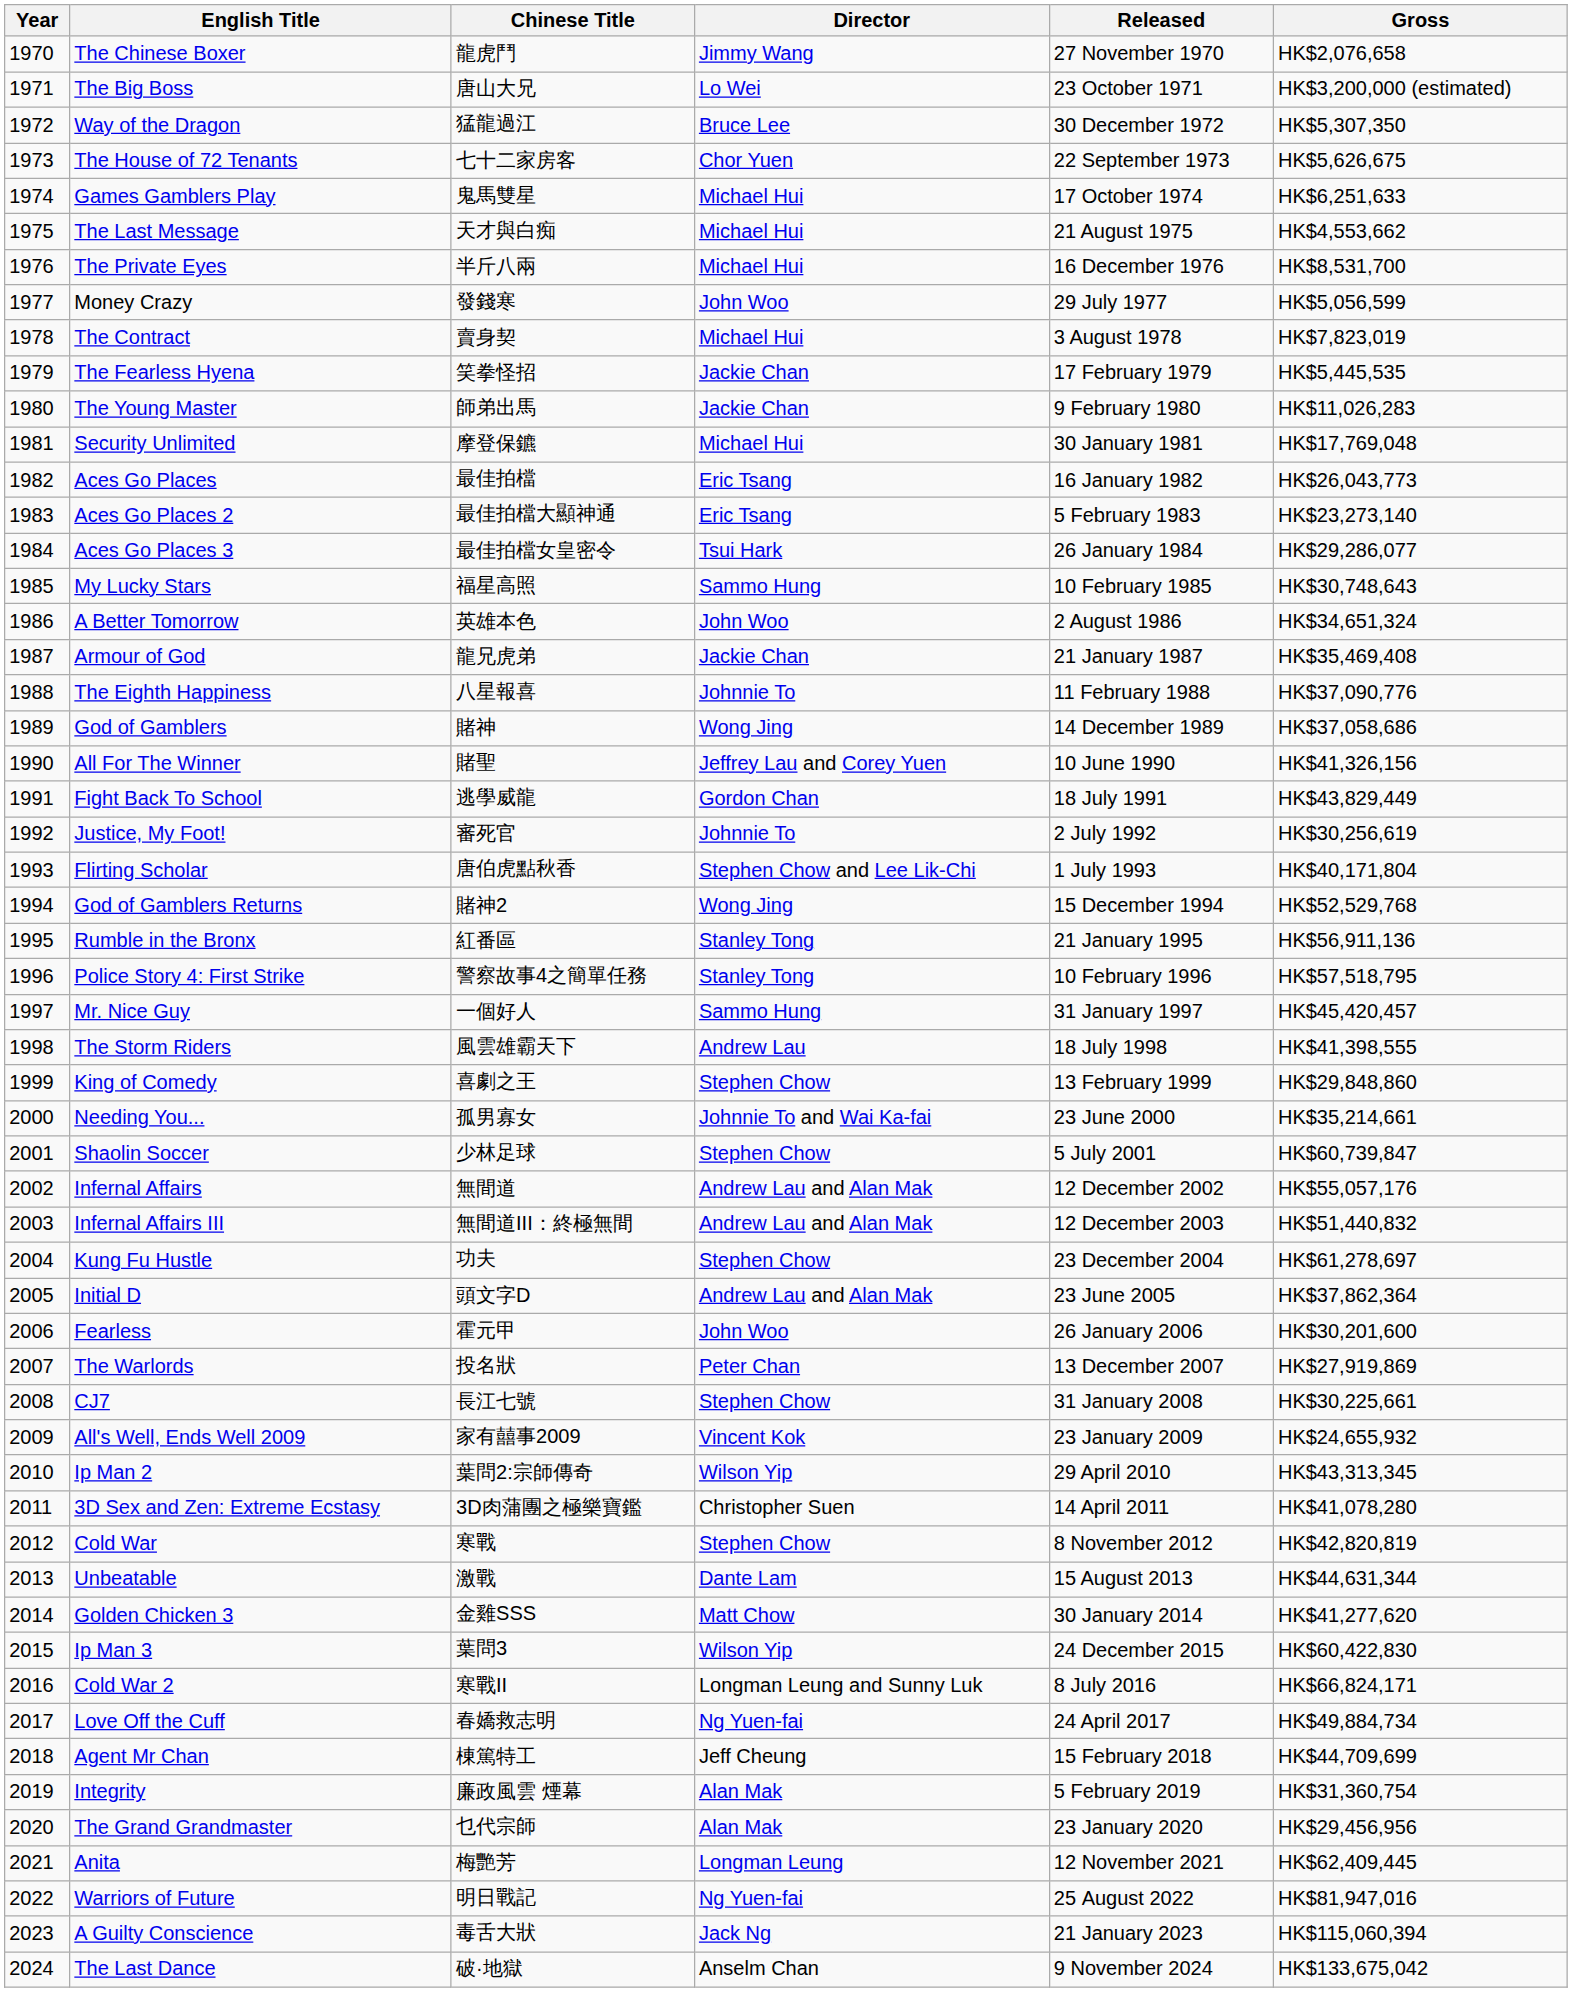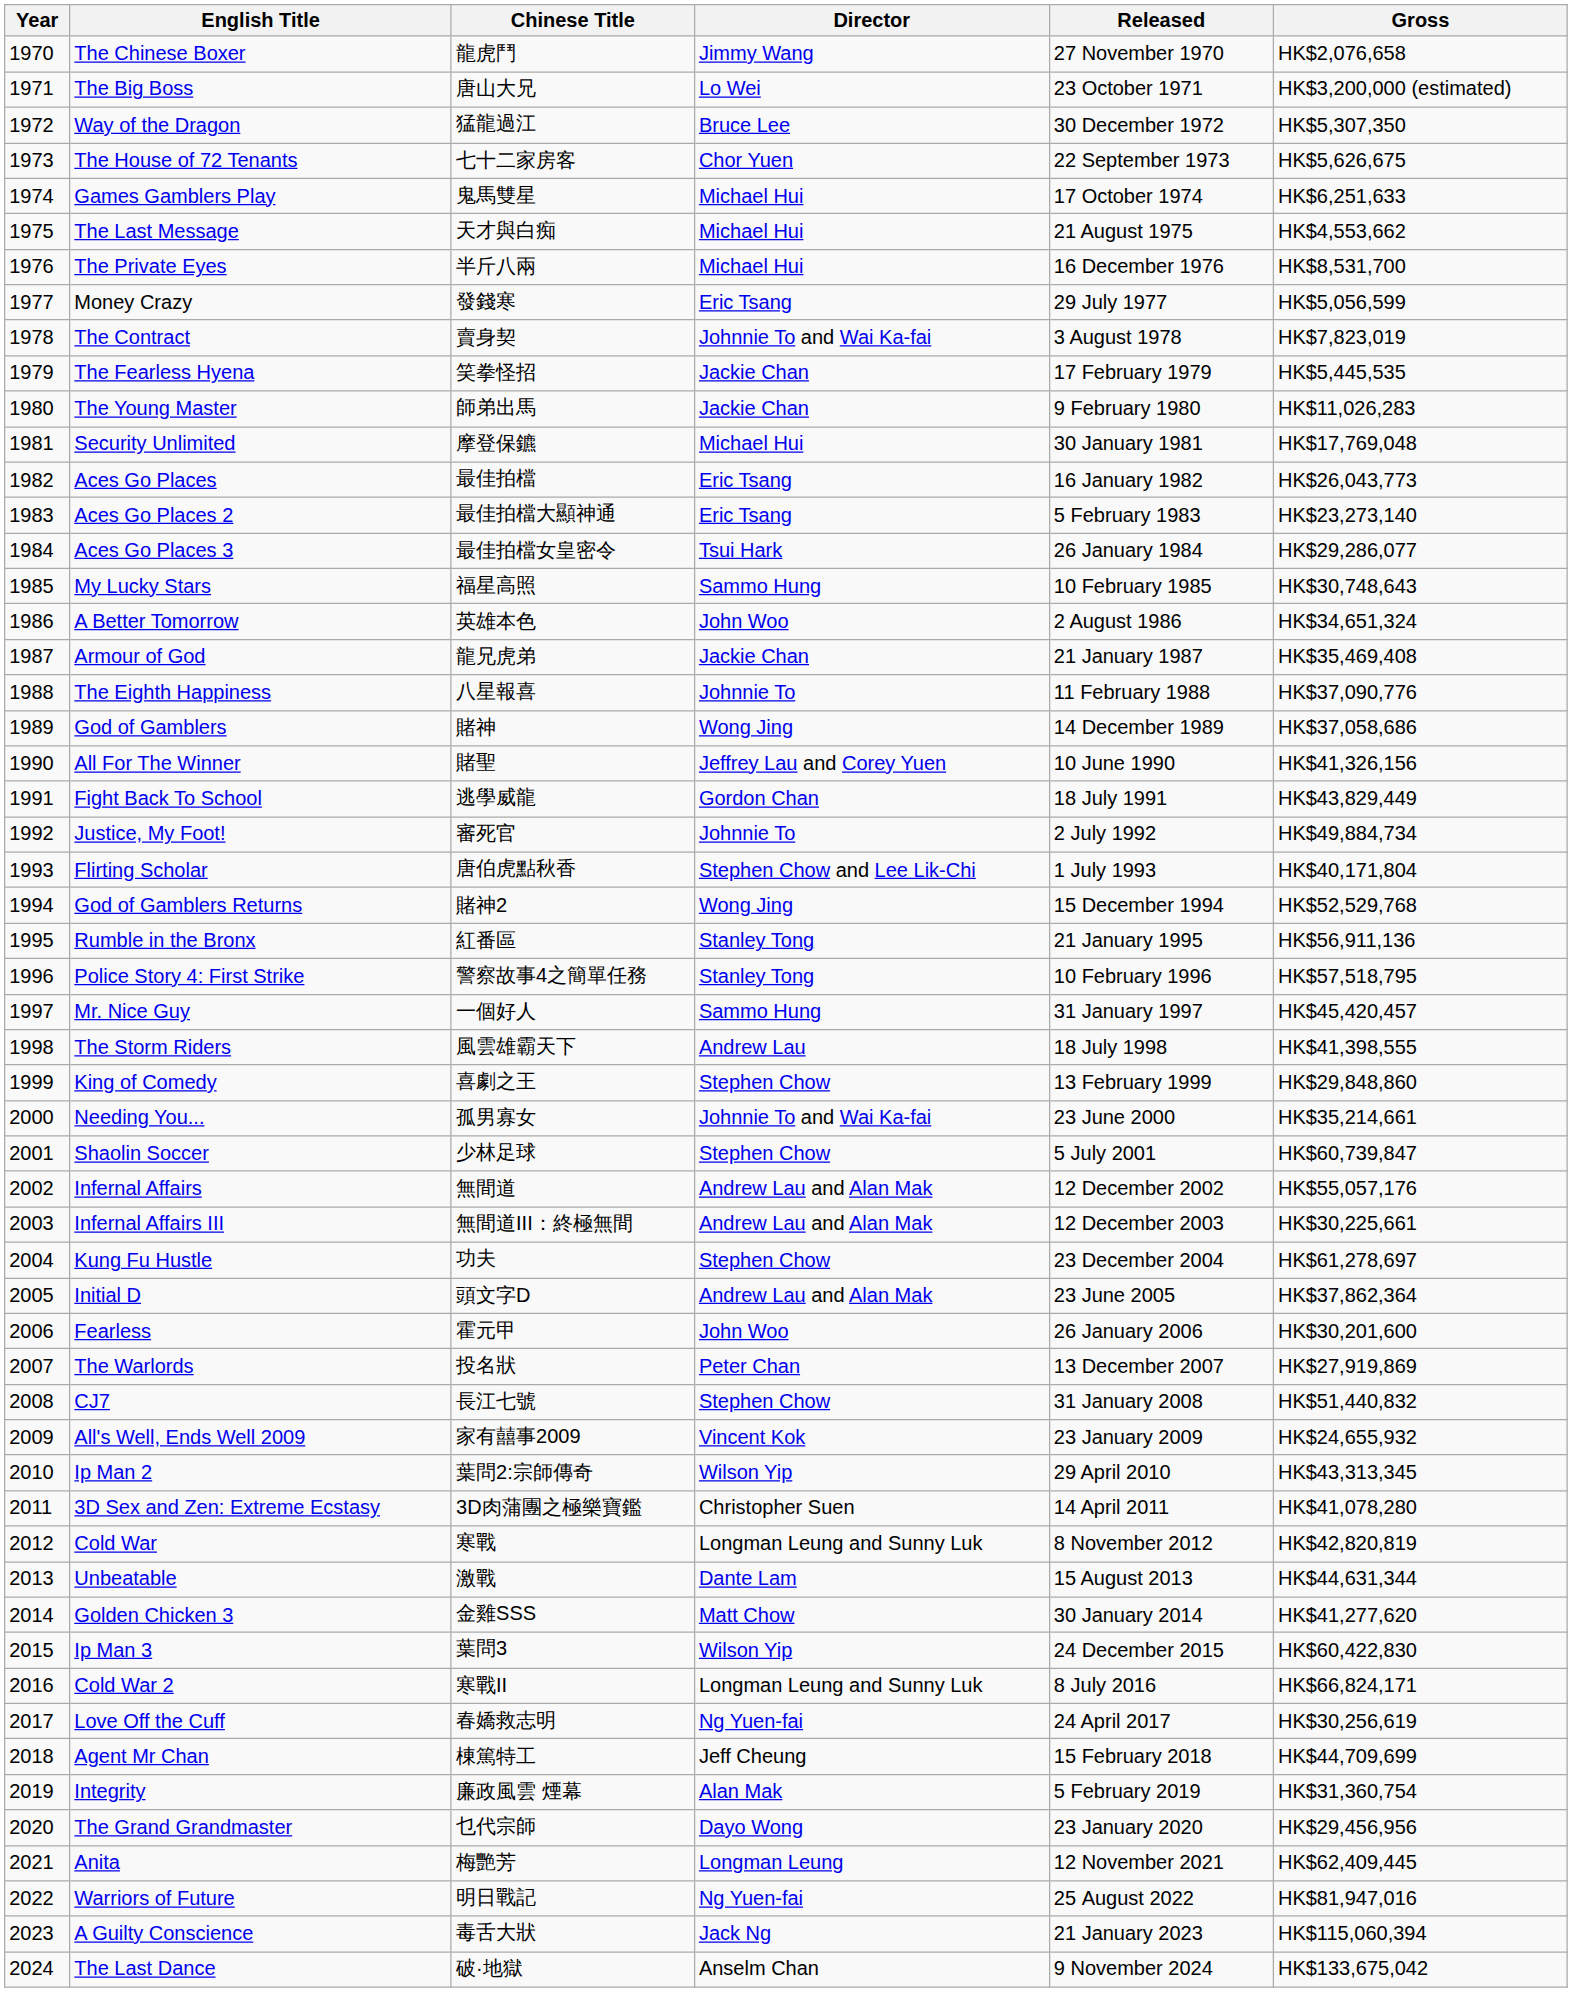(744, 302) John Woo -> (745, 302) Eric Tsang
(751, 337) Michael Hui -> (815, 337) Johnnie To and Wai Ka-fai
(1347, 834) HK$30,256,619 -> (1347, 834) HK$49,884,734
(1347, 1224) HK$51,440,832 -> (1347, 1224) HK$30,225,661
(1347, 1401) HK$30,225,661 -> (1347, 1401) HK$51,440,832
(765, 1543) Stephen Chow -> (841, 1543) Longman Leung and Sunny Luk
(1347, 1720) HK$49,884,734 -> (1347, 1720) HK$30,256,619
(741, 1827) Alan Mak -> (751, 1827) Dayo Wong
